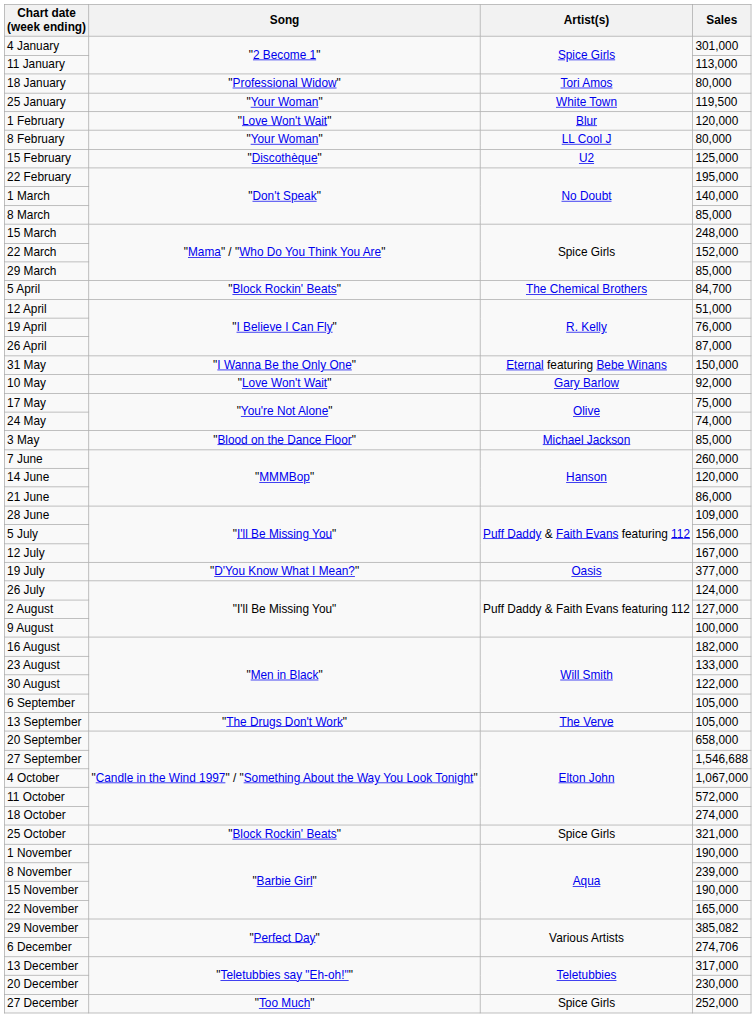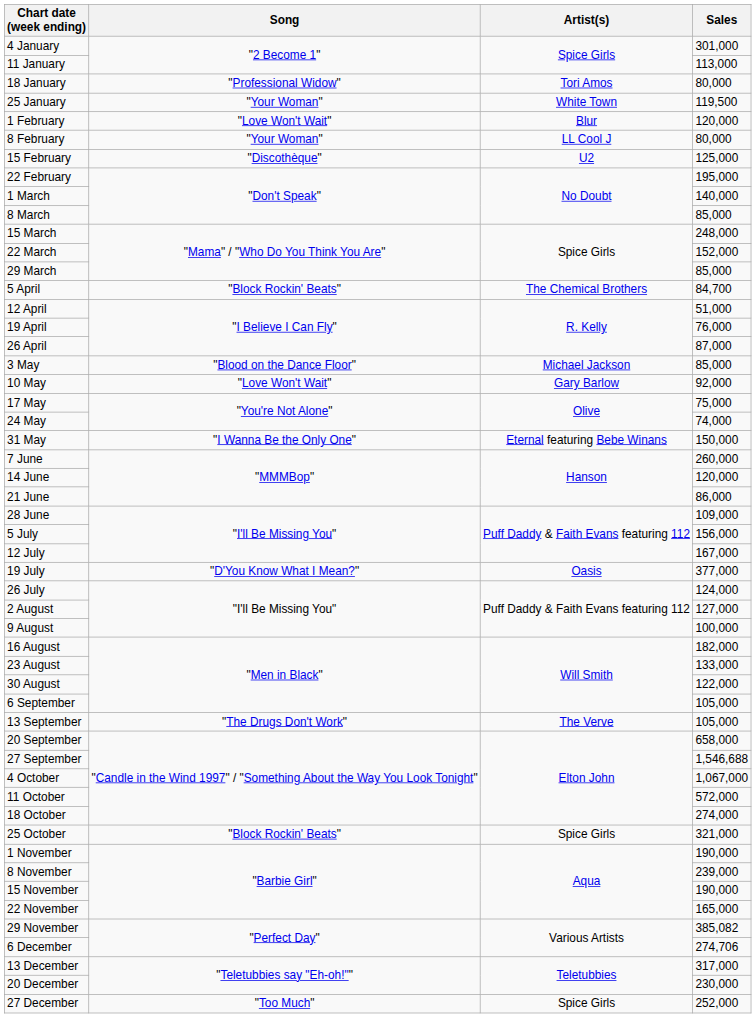rows swapped: (23, 440) <-> (27, 365)
